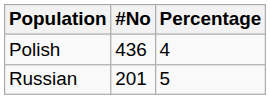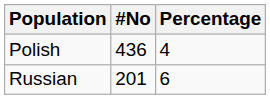(165, 79) 5 -> (165, 79) 6
